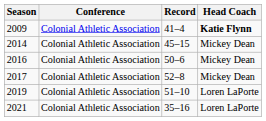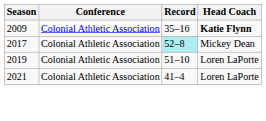(174, 28) 41–4 -> (177, 28) 35–16
- row: (17, 44)
- row: (17, 60)
(174, 76) no background -> (174, 44) paleturquoise background
(177, 108) 35–16 -> (174, 76) 41–4
